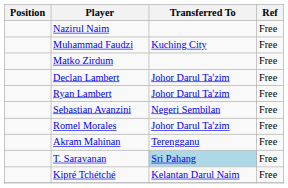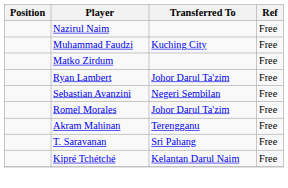- row: (86, 77)
(174, 158) lightblue background -> (174, 142) no background
